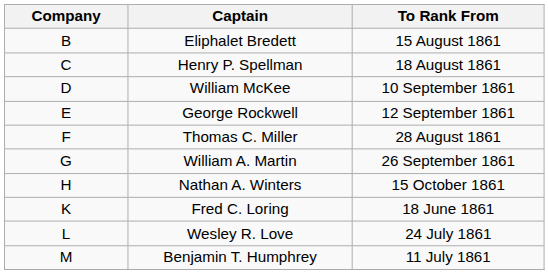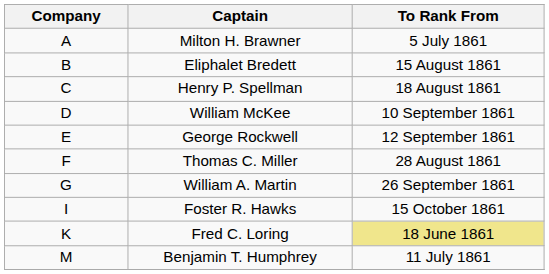+ row: (240, 40)
- row: (240, 185)
+ row: (240, 209)
(448, 209) no background -> (448, 233) khaki background
- row: (240, 233)
